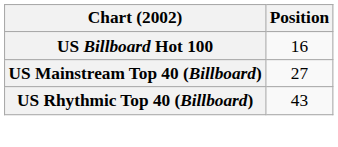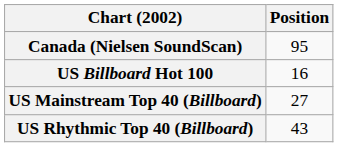+ row: (135, 45)
